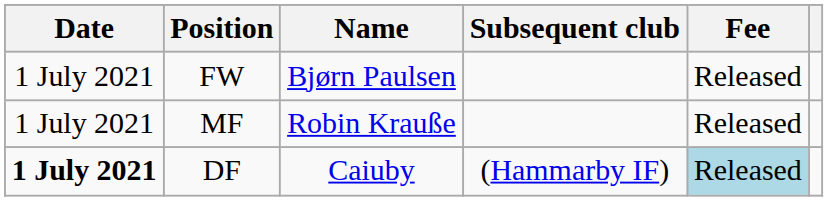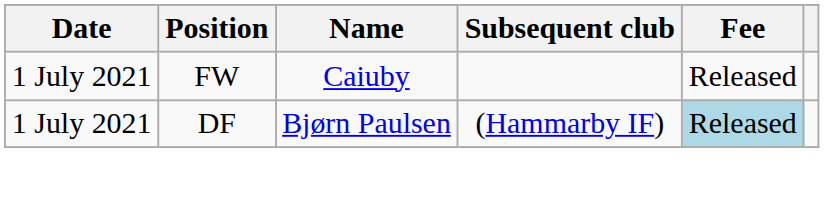(371, 75) Bjørn Paulsen -> (366, 75) Caiuby
- row: (222, 123)
(84, 170) bold -> (82, 123) normal
(371, 170) Caiuby -> (366, 123) Bjørn Paulsen
